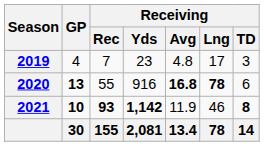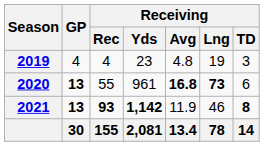(106, 61) 7 -> (106, 61) 4
(217, 61) 17 -> (217, 61) 19
(144, 84) 916 -> (144, 84) 961
(217, 84) 78 -> (217, 84) 73
(76, 107) 10 -> (76, 107) 13
